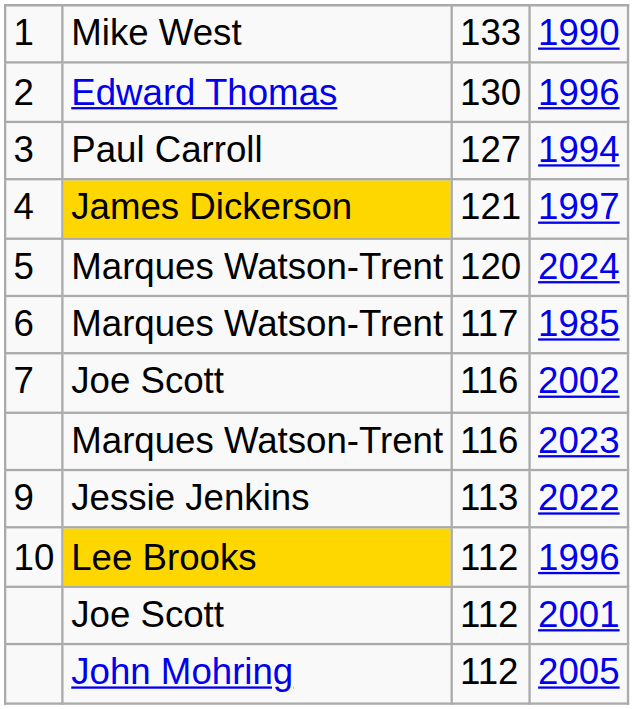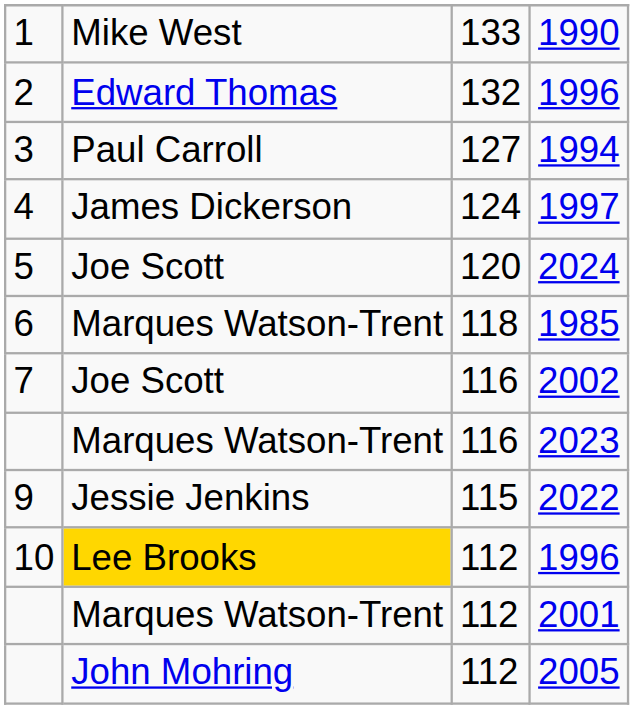(491, 91) 130 -> (491, 91) 132
(212, 207) gold background -> (212, 207) no background
(491, 207) 121 -> (491, 207) 124
(257, 265) Marques Watson-Trent -> (148, 265) Joe Scott
(489, 324) 117 -> (489, 324) 118
(489, 498) 113 -> (489, 498) 115
(148, 614) Joe Scott -> (257, 614) Marques Watson-Trent
